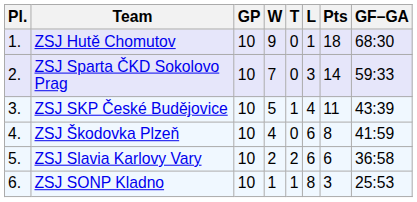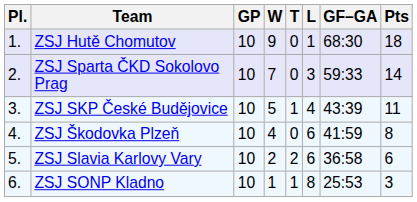columns swapped: (382, 16) <-> (335, 16)
